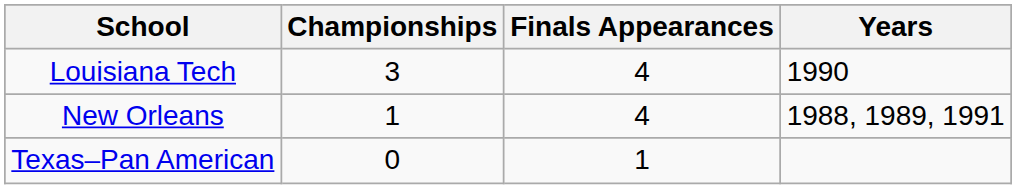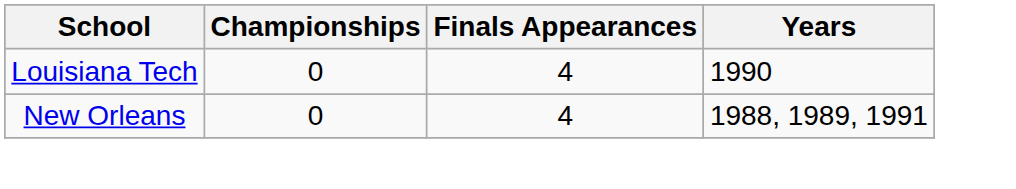(392, 71) 3 -> (316, 71) 0
(392, 115) 1 -> (316, 115) 0
- row: (143, 159)
